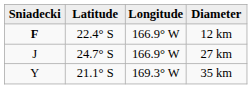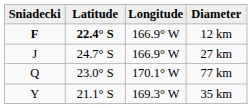(95, 34) normal -> (95, 34) bold
+ row: (216, 73)
